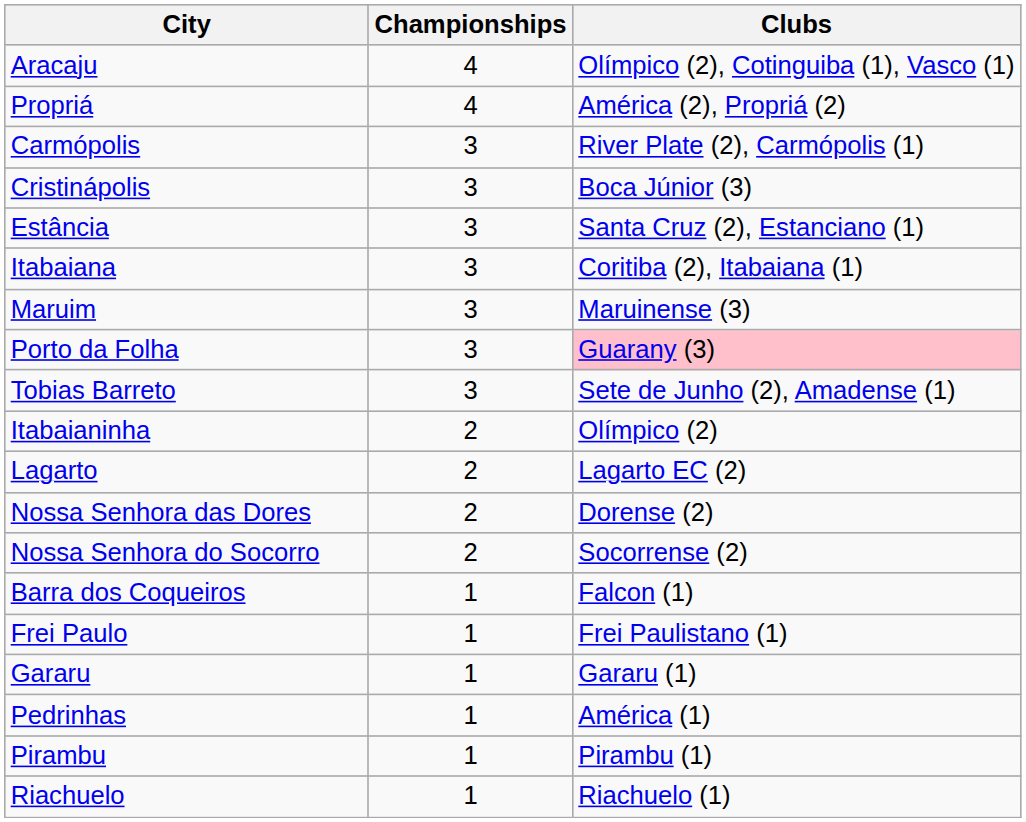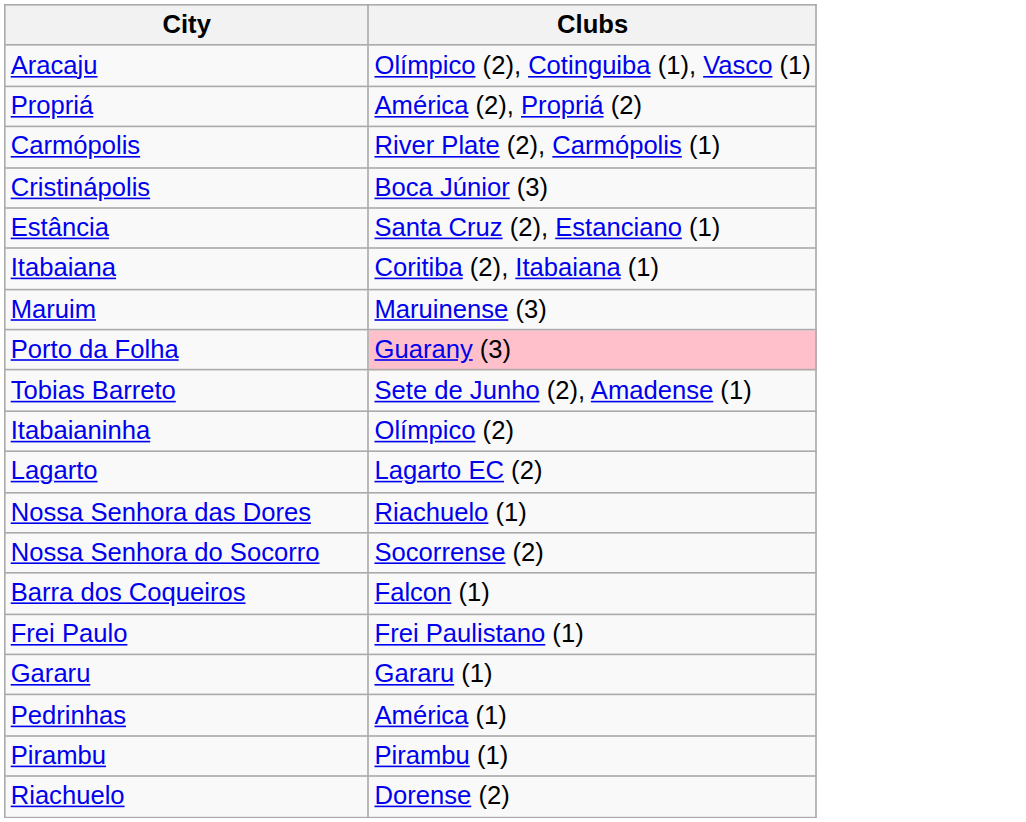- column: (471, 24)
(646, 512) Dorense (2) -> (451, 512) Riachuelo (1)
(654, 796) Riachuelo (1) -> (442, 796) Dorense (2)
